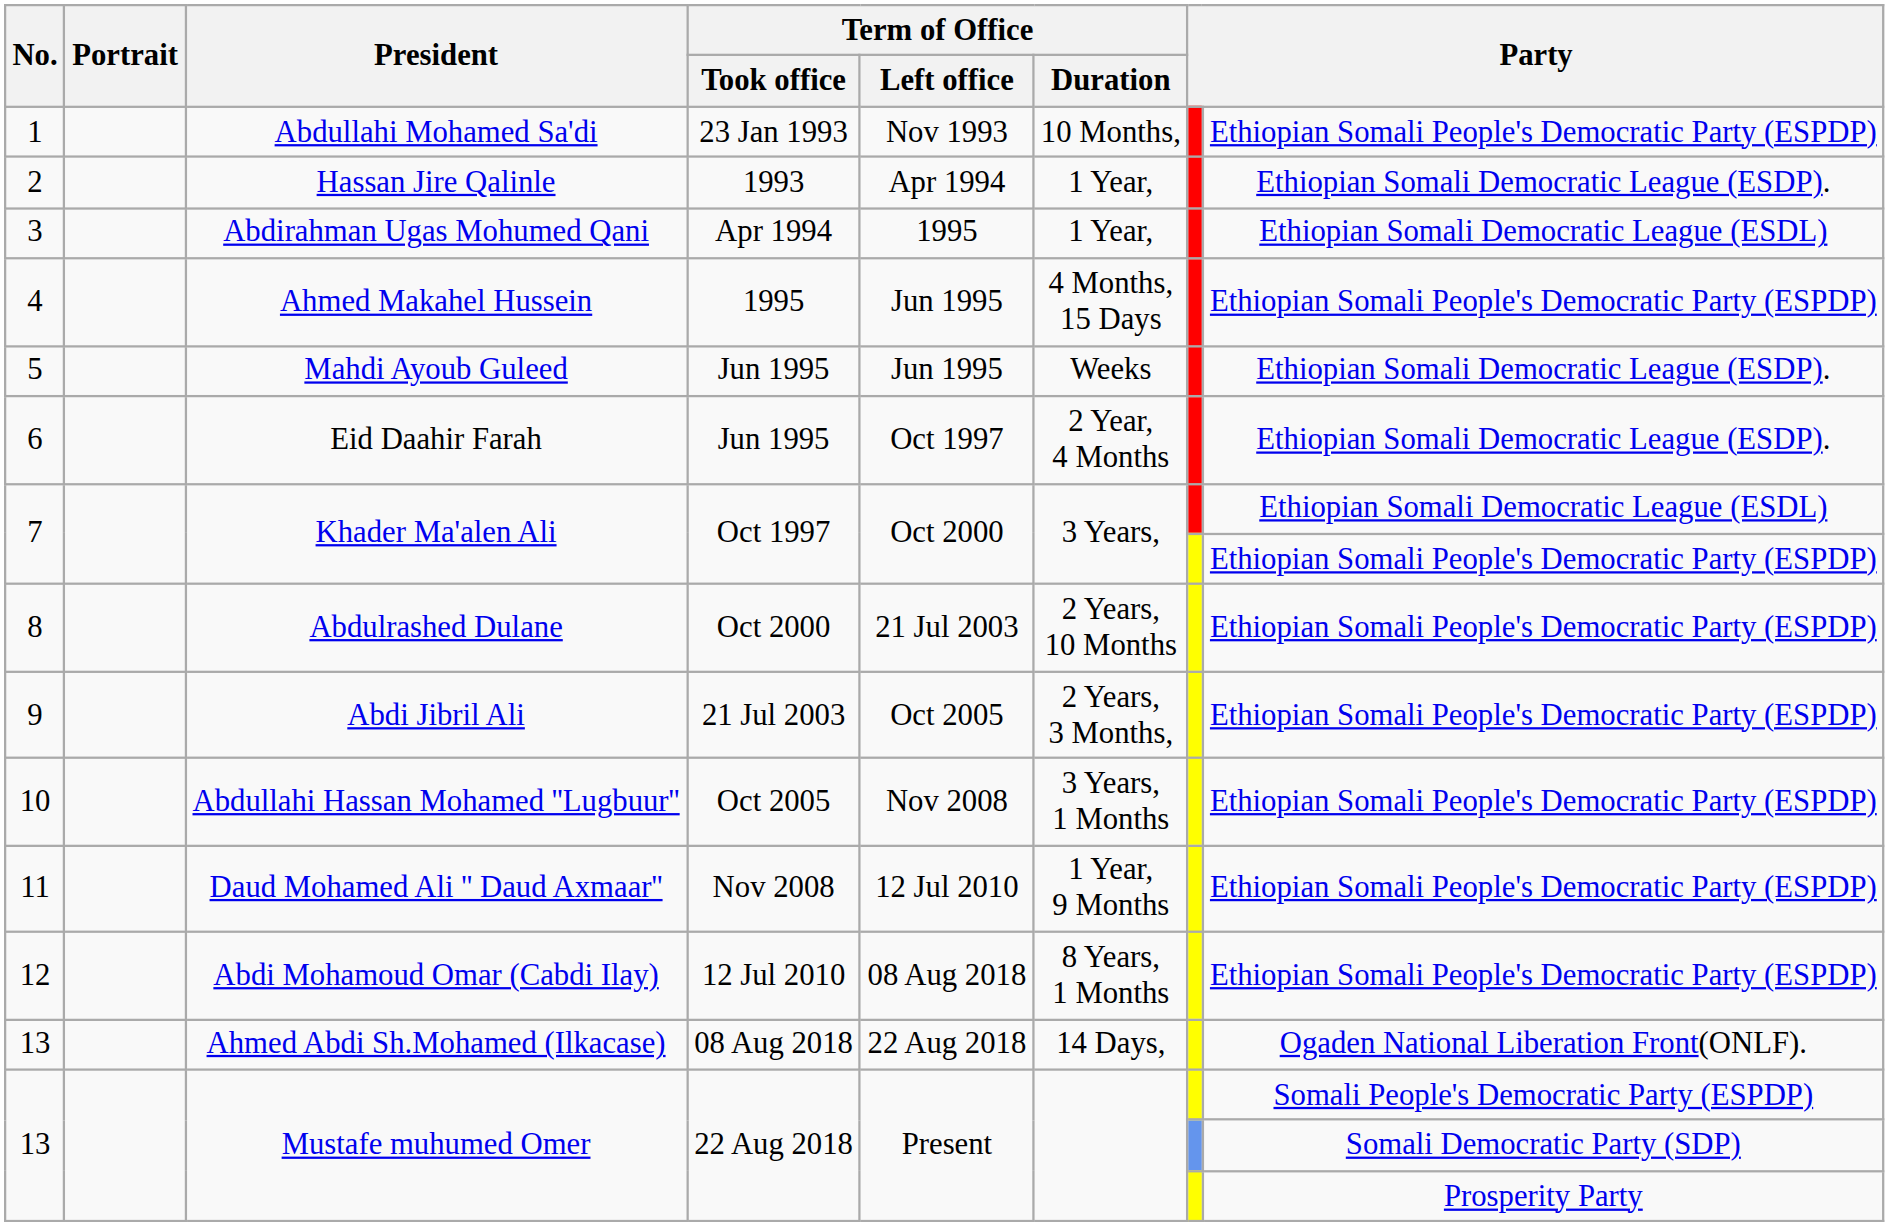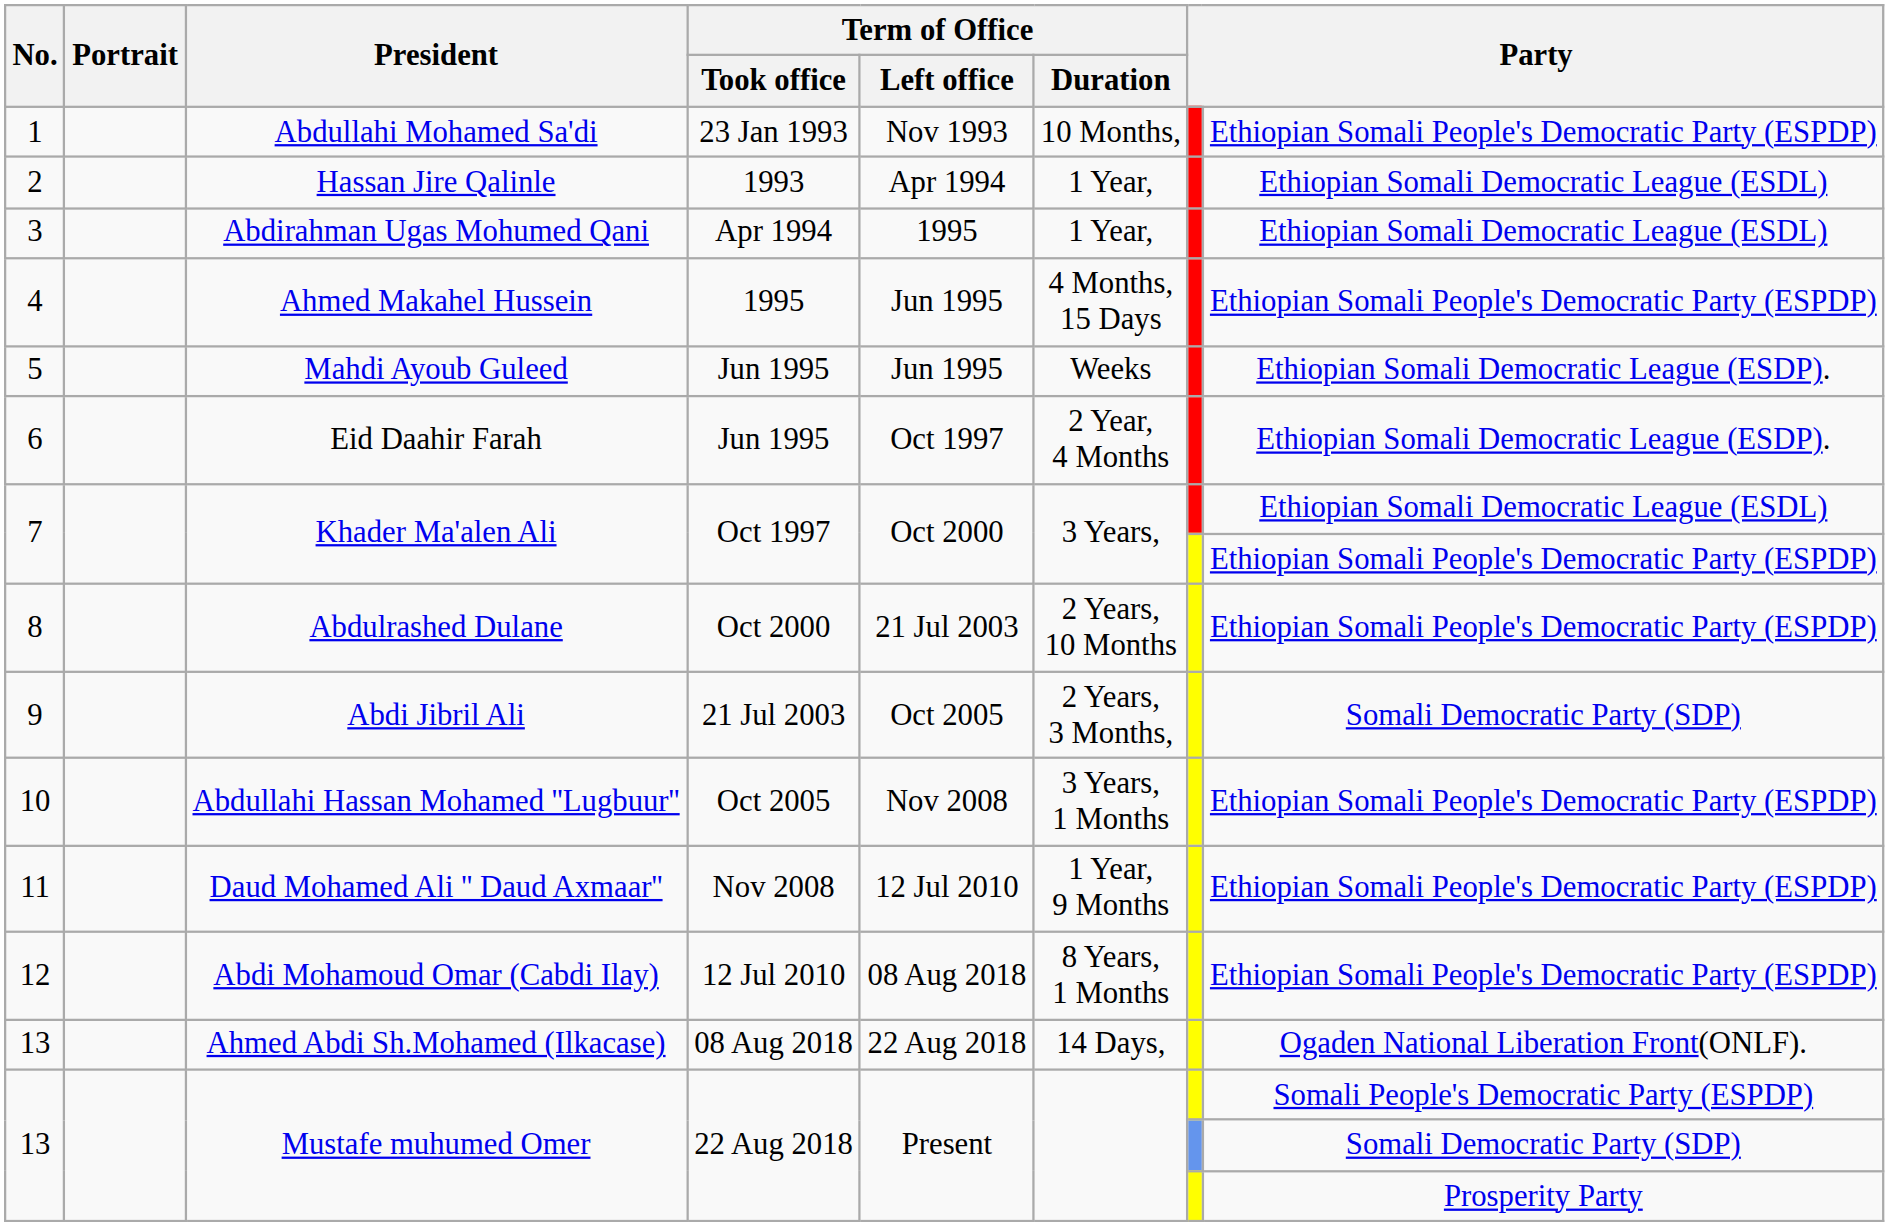(1543, 181) Ethiopian Somali Democratic League (ESDP). -> (1543, 181) Ethiopian Somali Democratic League (ESDL)
(1543, 713) Ethiopian Somali People's Democratic Party (ESPDP) -> (1543, 713) Somali Democratic Party (SDP)
